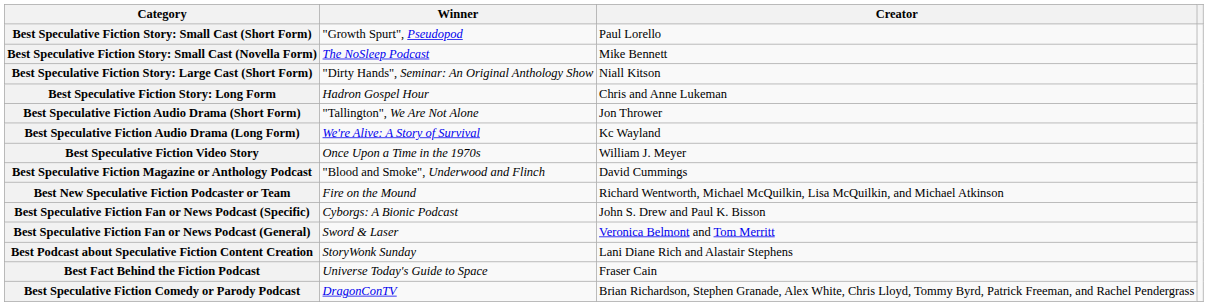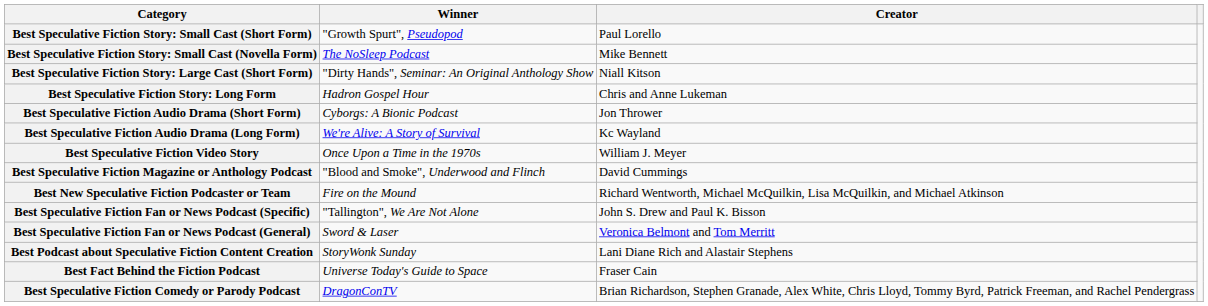(401, 113) "Tallington", We Are Not Alone -> (390, 113) Cyborgs: A Bionic Podcast
(390, 212) Cyborgs: A Bionic Podcast -> (401, 212) "Tallington", We Are Not Alone
